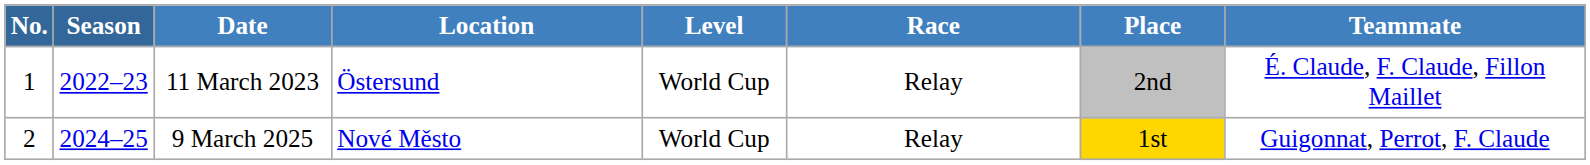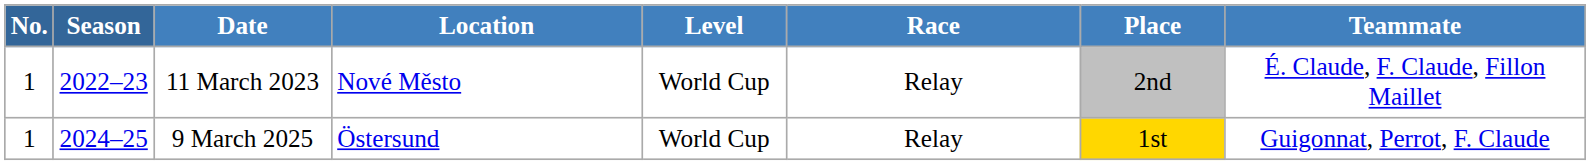(388, 82) Östersund -> (399, 82) Nové Město
(29, 138) 2 -> (29, 138) 1
(399, 138) Nové Město -> (388, 138) Östersund
